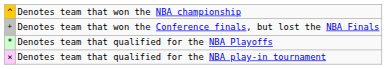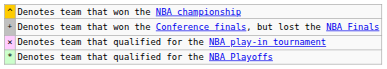rows swapped: (145, 43) <-> (172, 57)
